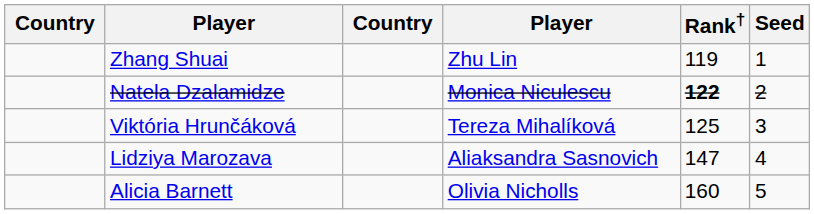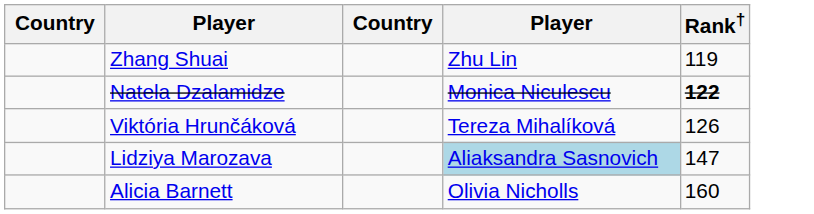- column: (780, 23)
(702, 125) 125 -> (702, 125) 126
(553, 158) no background -> (553, 158) lightblue background
